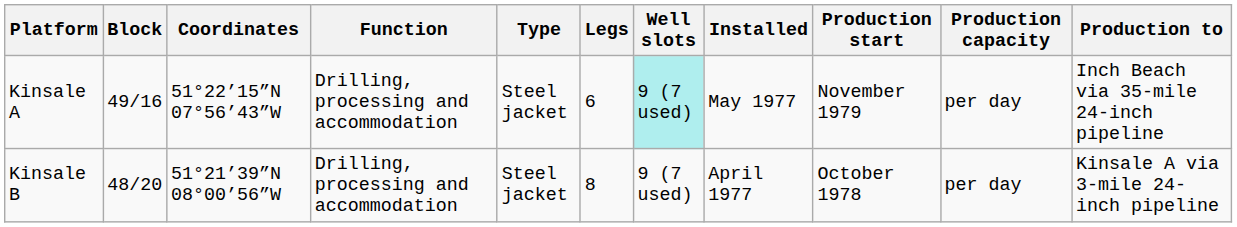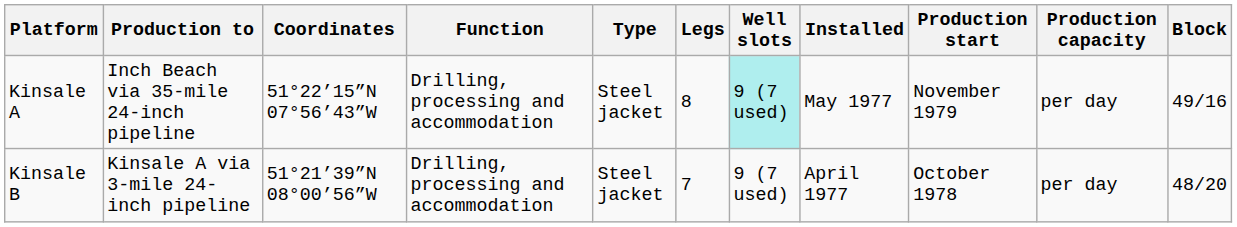columns swapped: (135, 30) <-> (1152, 30)
(590, 102) 6 -> (686, 102) 8
(590, 185) 8 -> (686, 185) 7
